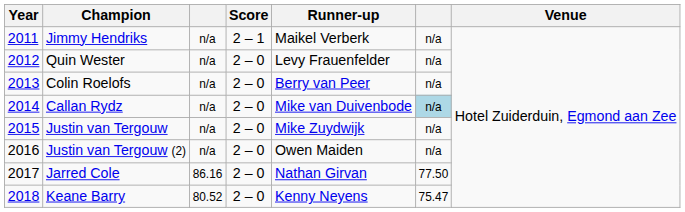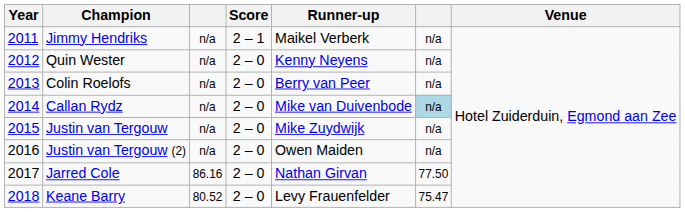(332, 60) Levy Frauenfelder -> (321, 60) Kenny Neyens
(321, 196) Kenny Neyens -> (332, 196) Levy Frauenfelder
